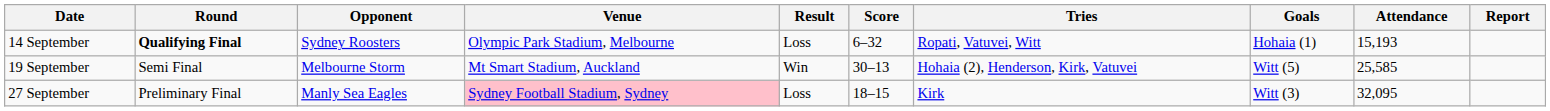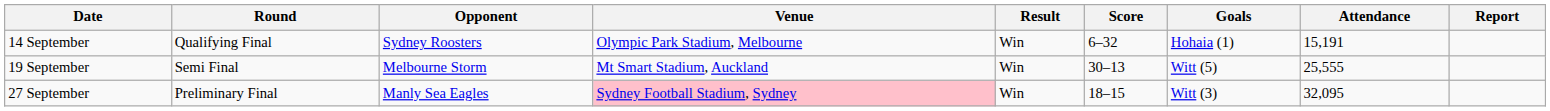- column: (1082, 17)
(190, 42) bold -> (223, 42) normal
(797, 42) Loss -> (1012, 42) Win
(1377, 42) 15,193 -> (1324, 42) 15,191
(1377, 67) 25,585 -> (1324, 67) 25,555
(797, 93) Loss -> (1012, 93) Win
